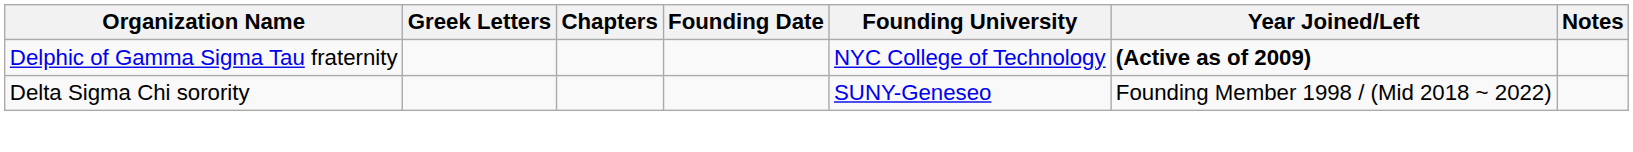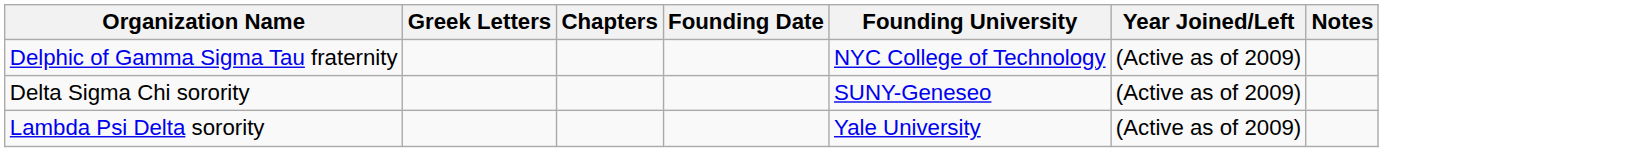(1214, 57) bold -> (1209, 57) normal
(1334, 92) Founding Member 1998 / (Mid 2018 ~ 2022) -> (1209, 92) (Active as of 2009)
+ row: (137, 127)
